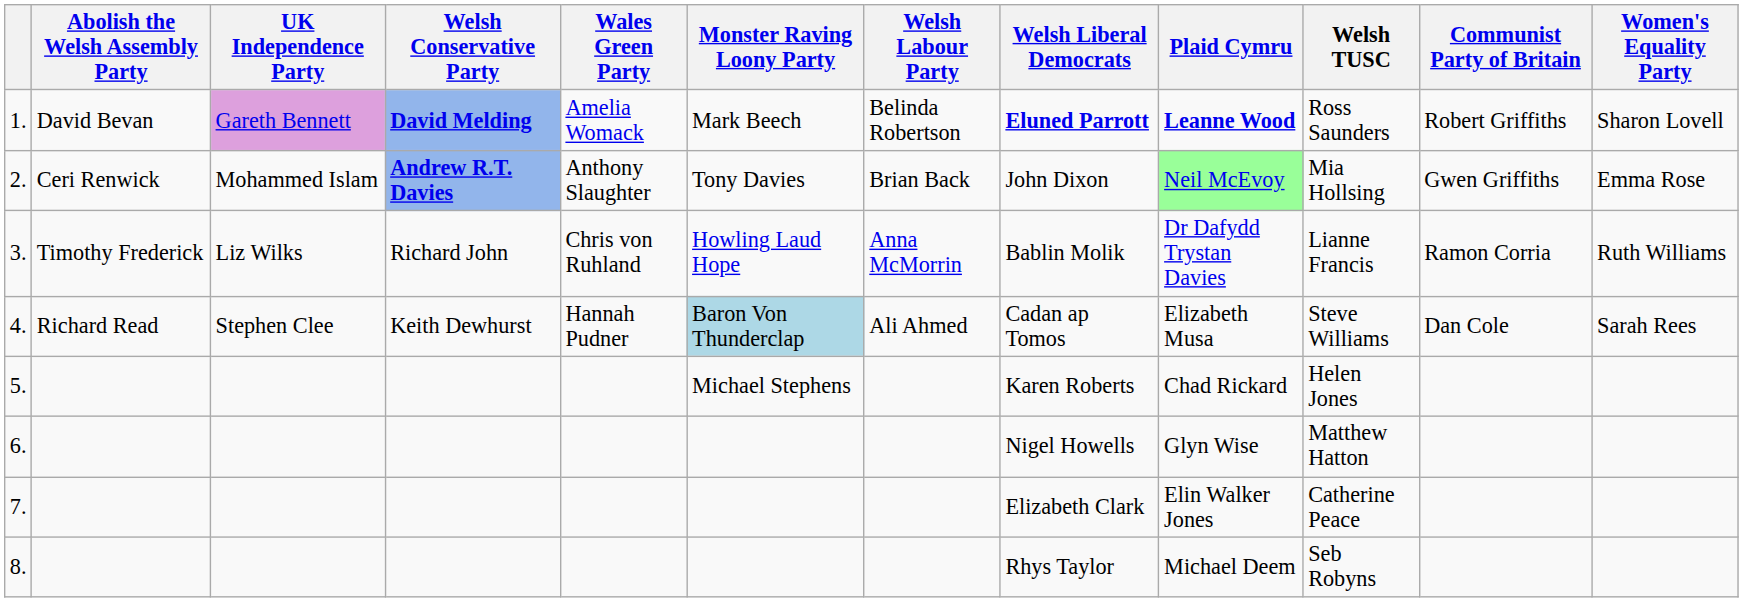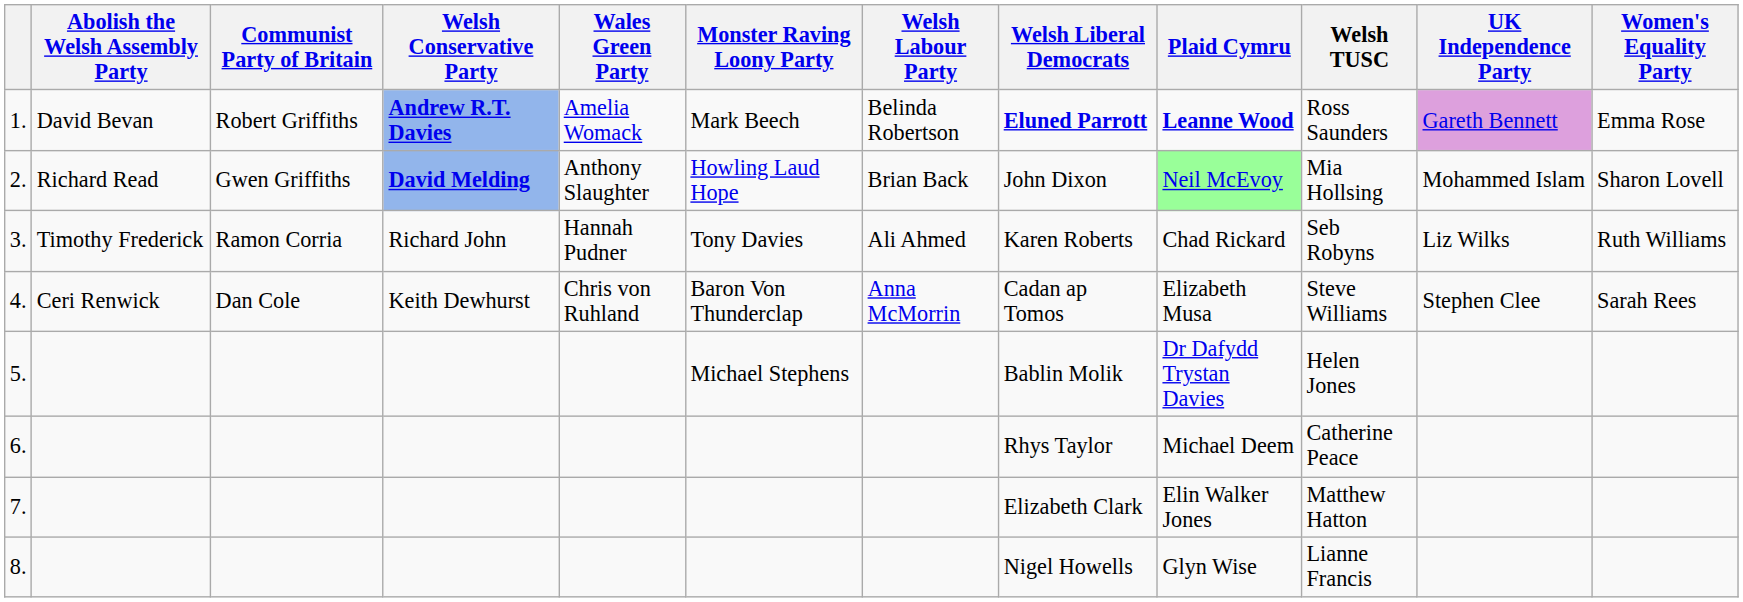columns swapped: (1506, 47) <-> (298, 47)
(461, 119) David Melding -> (450, 119) Andrew R.T. Davies
(1660, 119) Sharon Lovell -> (1651, 119) Emma Rose
(98, 180) Ceri Renwick -> (98, 180) Richard Read
(451, 180) Andrew R.T. Davies -> (459, 180) David Melding
(748, 180) Tony Davies -> (755, 180) Howling Laud Hope
(1651, 180) Emma Rose -> (1660, 180) Sharon Lovell
(609, 253) Chris von Ruhland -> (598, 240) Hannah Pudner
(757, 253) Howling Laud Hope -> (747, 240) Tony Davies
(916, 253) Anna McMorrin -> (917, 240) Ali Ahmed
(1065, 253) Bablin Molik -> (1068, 240) Karen Roberts
(1212, 253) Dr Dafydd Trystan Davies -> (1224, 240) Chad Rickard
(1341, 253) Lianne Francis -> (1340, 240) Seb Robyns
(98, 325) Richard Read -> (98, 300) Ceri Renwick
(600, 325) Hannah Pudner -> (607, 300) Chris von Ruhland
(748, 325) lightblue background -> (747, 300) no background
(918, 325) Ali Ahmed -> (914, 300) Anna McMorrin
(1070, 386) Karen Roberts -> (1063, 373) Bablin Molik
(1226, 386) Chad Rickard -> (1210, 373) Dr Dafydd Trystan Davies
(1070, 446) Nigel Howells -> (1058, 446) Rhys Taylor
(1211, 446) Glyn Wise -> (1228, 446) Michael Deem
(1348, 446) Matthew Hatton -> (1350, 446) Catherine Peace
(1351, 506) Catherine Peace -> (1346, 506) Matthew Hatton
(1060, 567) Rhys Taylor -> (1068, 567) Nigel Howells
(1230, 567) Michael Deem -> (1210, 567) Glyn Wise
(1342, 567) Seb Robyns -> (1339, 567) Lianne Francis
